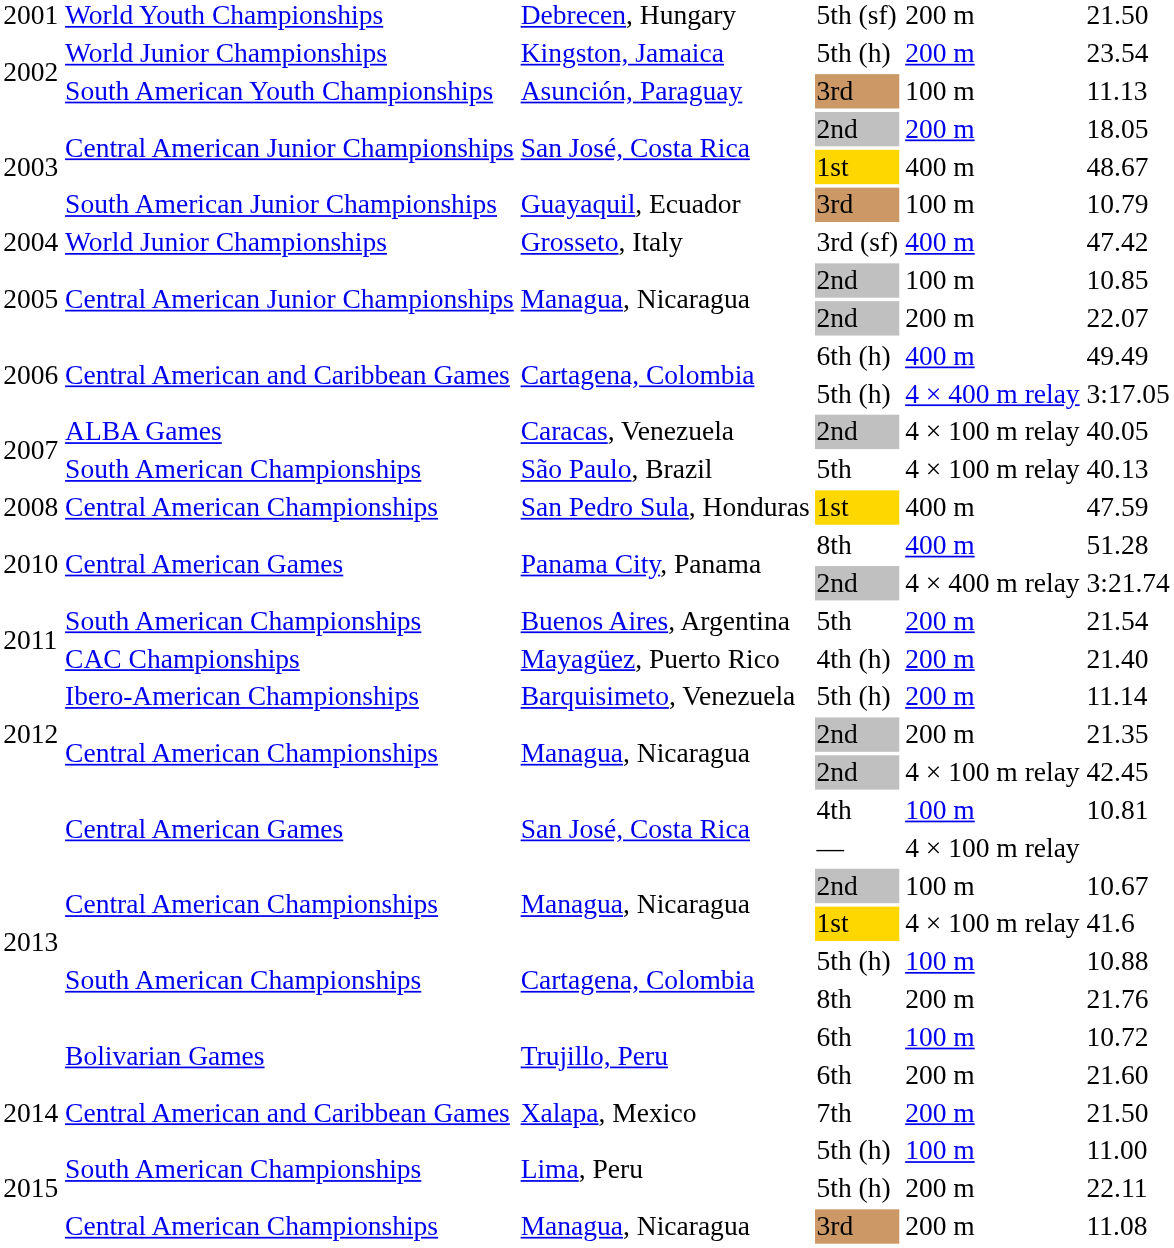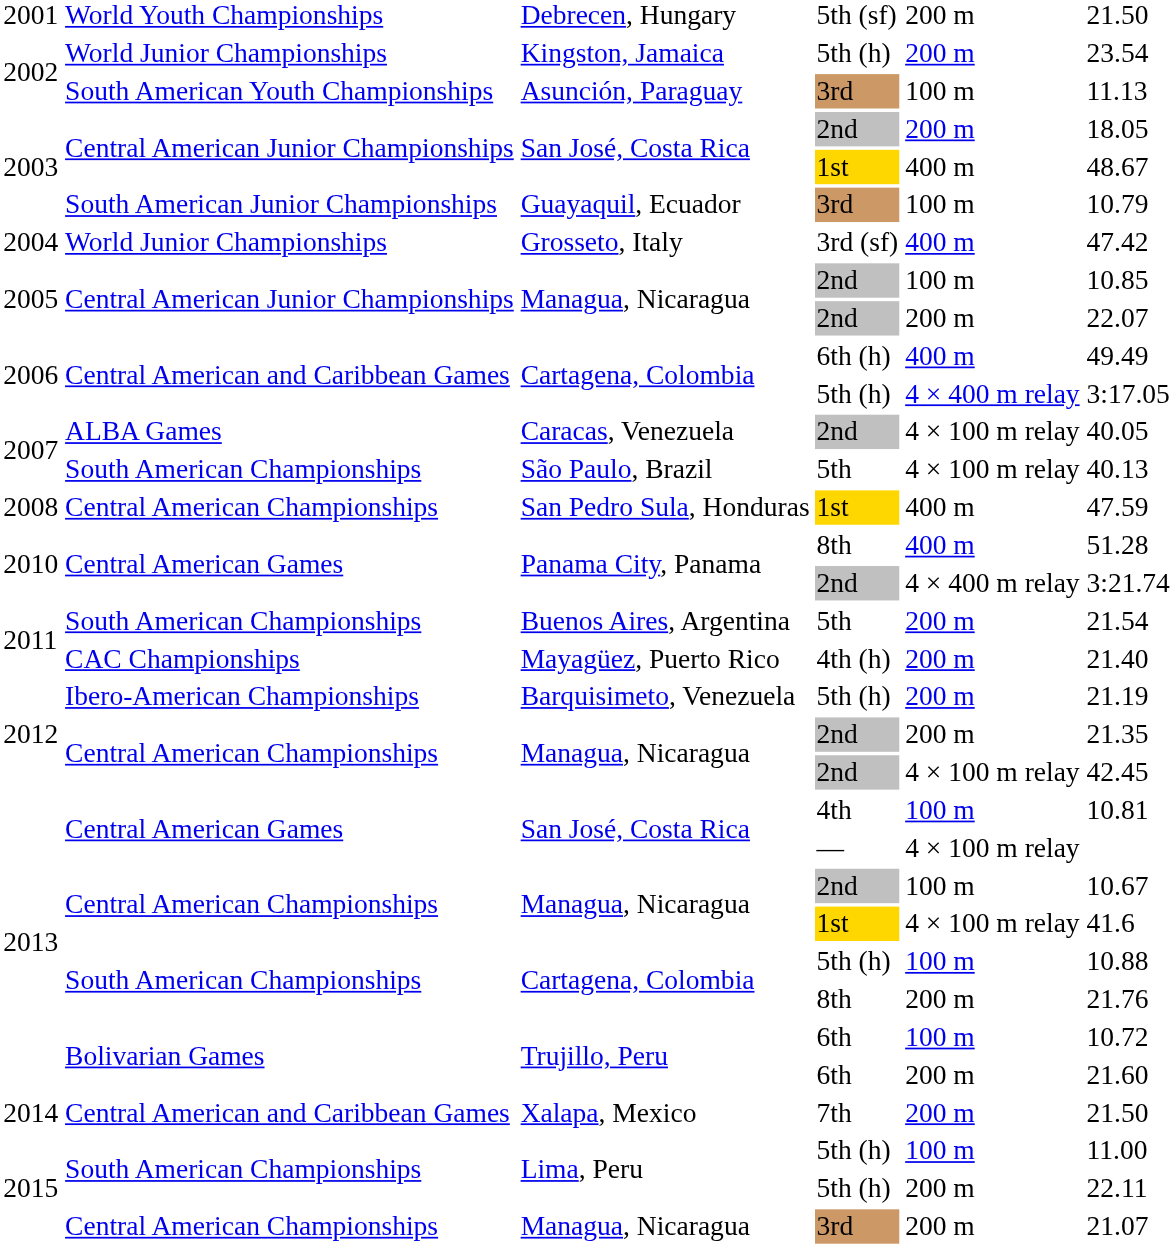(1117, 696) 11.14 -> (1117, 696) 21.19
(1117, 1226) 11.08 -> (1117, 1226) 21.07
